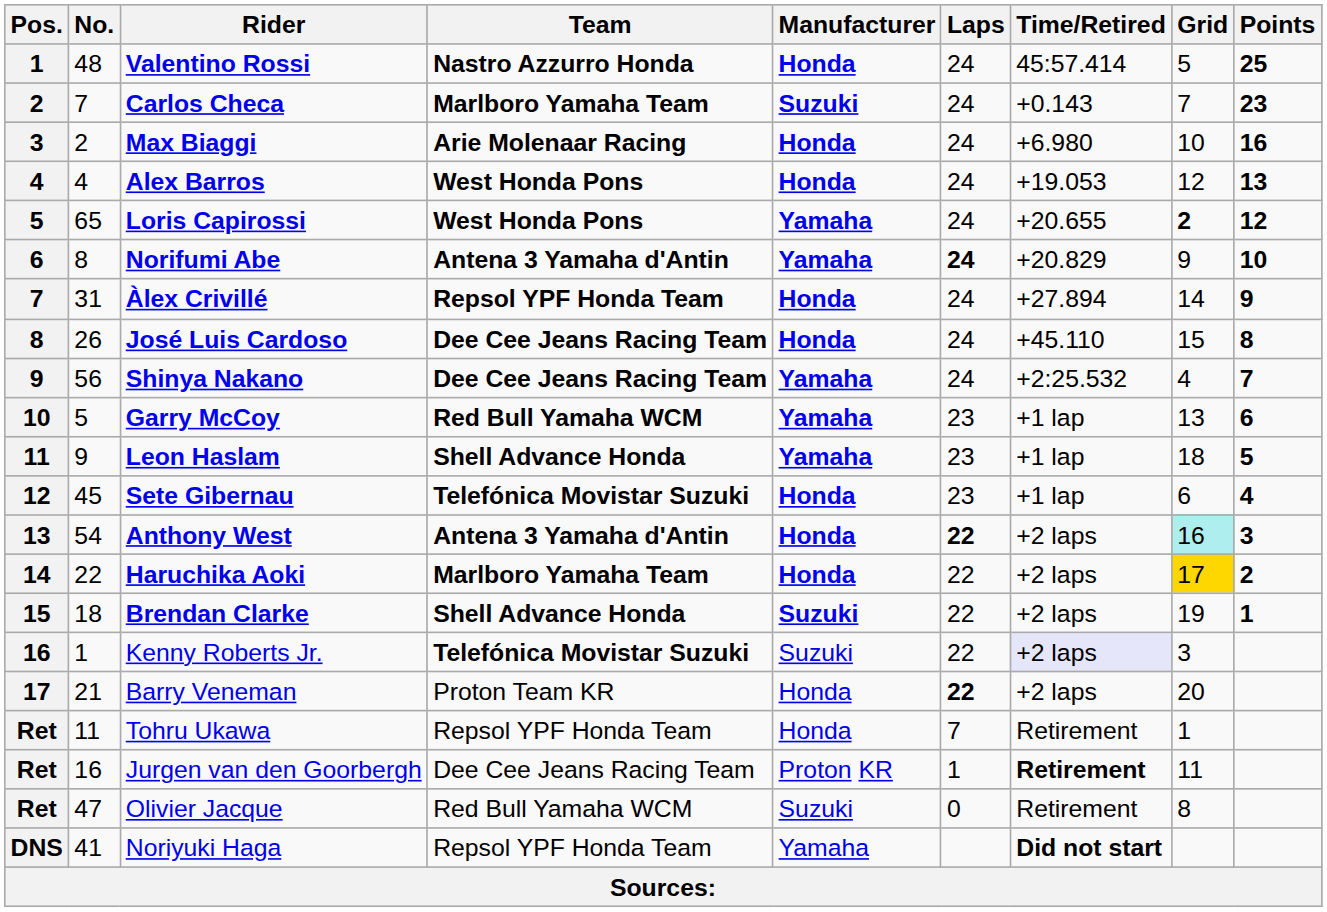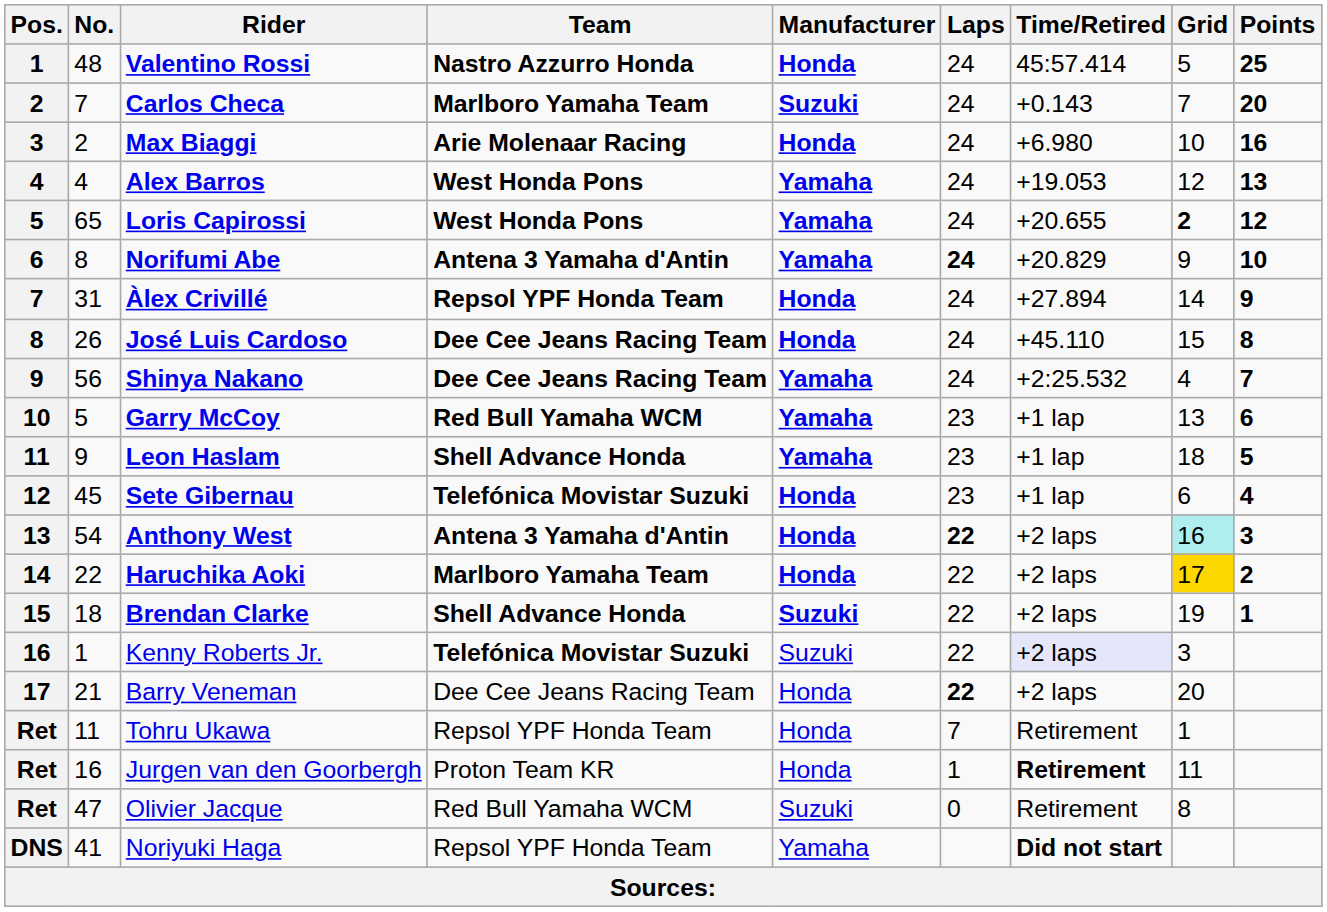(1253, 103) 23 -> (1253, 103) 20
(817, 182) Honda -> (825, 182) Yamaha
(524, 691) Proton Team KR -> (594, 691) Dee Cee Jeans Racing Team
(594, 770) Dee Cee Jeans Racing Team -> (524, 770) Proton Team KR
(836, 770) Proton KR -> (815, 770) Honda
